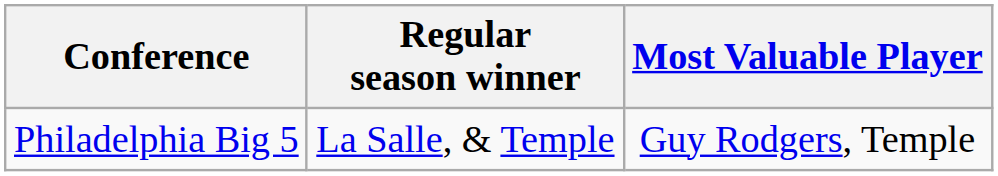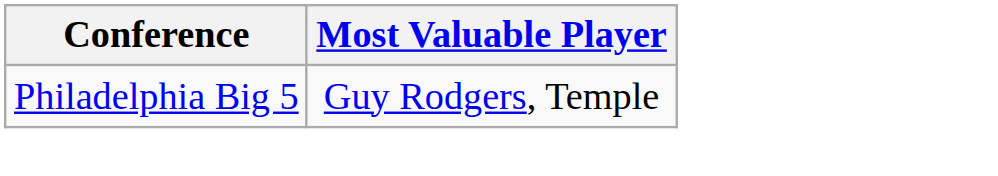- column: (465, 56)
